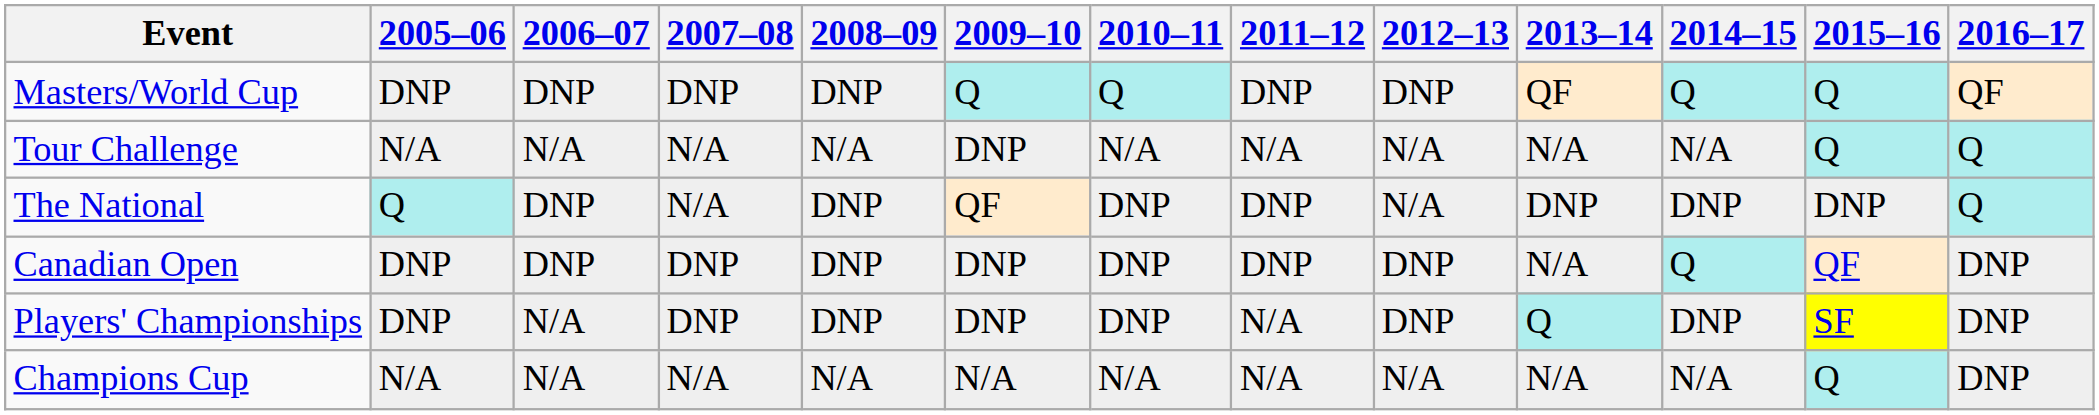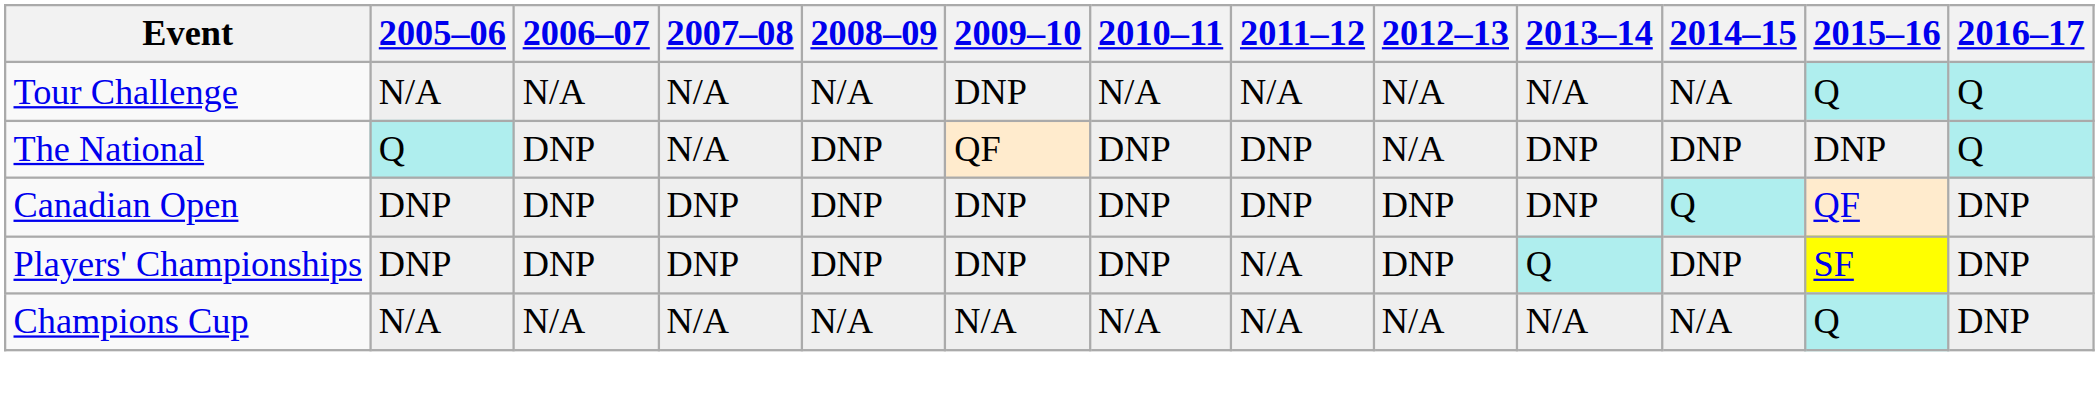- row: (156, 90)
(1557, 263) N/A -> (1562, 206) DNP
(554, 321) N/A -> (559, 263) DNP
